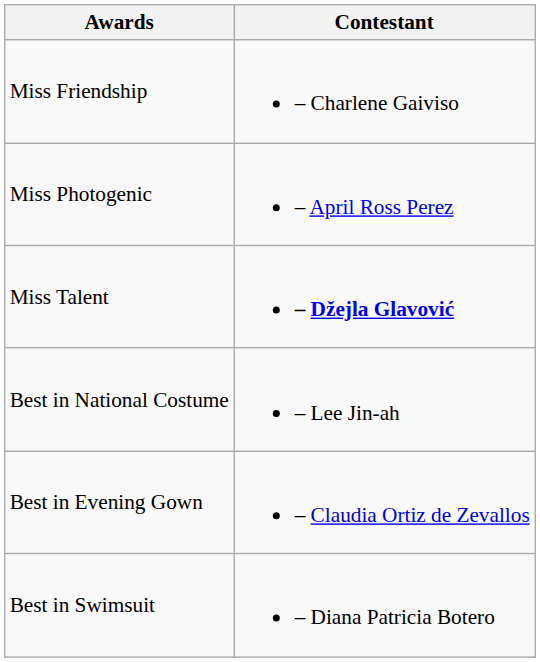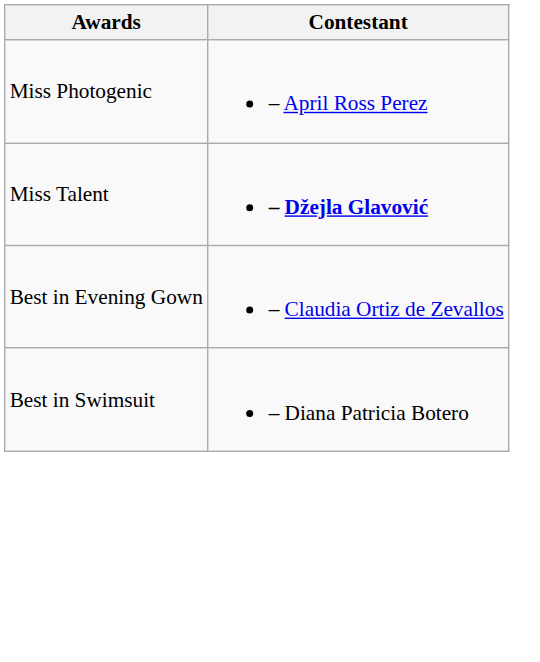- row: (78, 91)
- row: (119, 399)
